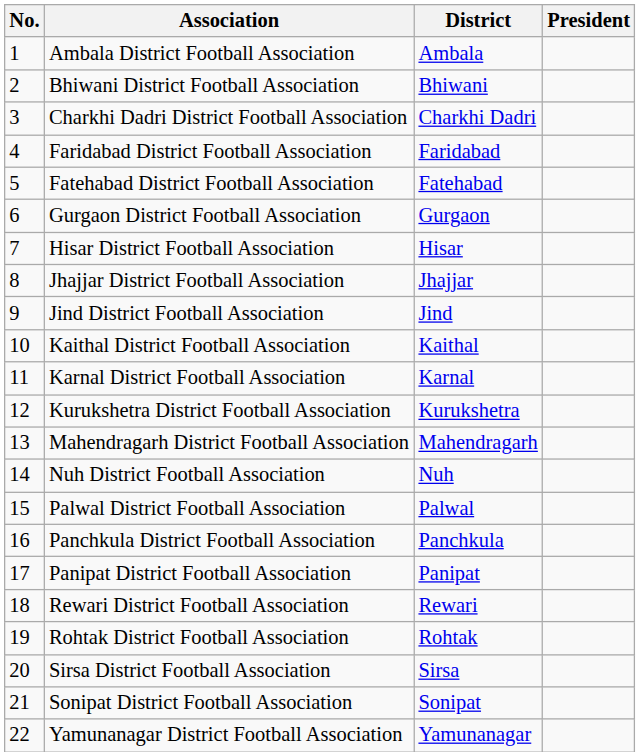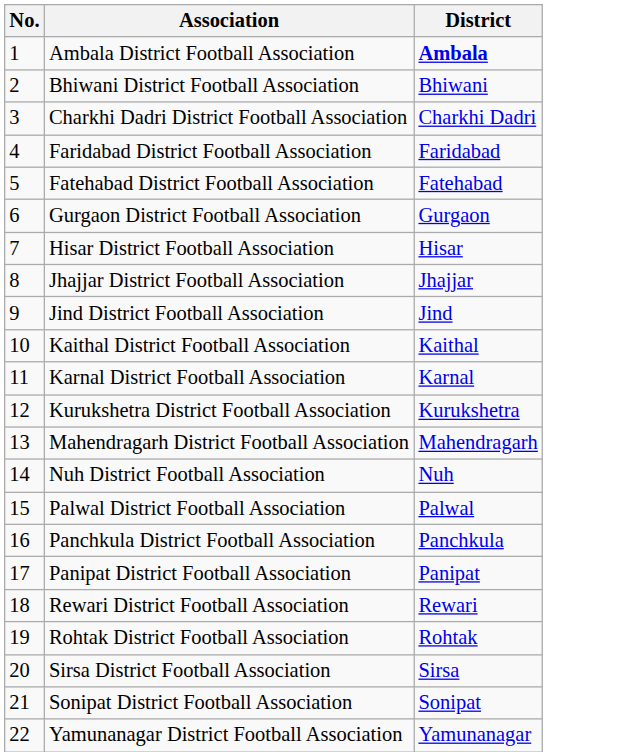- column: (589, 20)
(451, 53) normal -> (453, 53) bold
